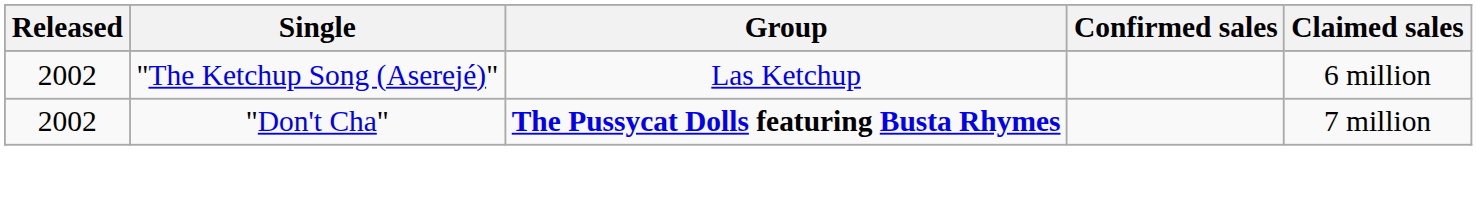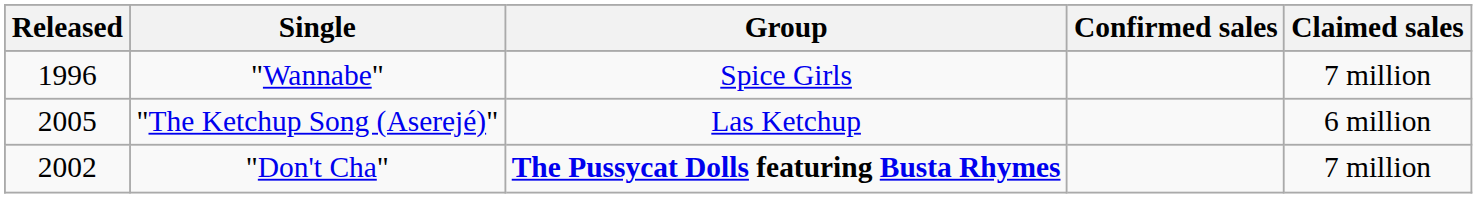+ row: (317, 74)
(67, 74) 2002 -> (67, 121) 2005
